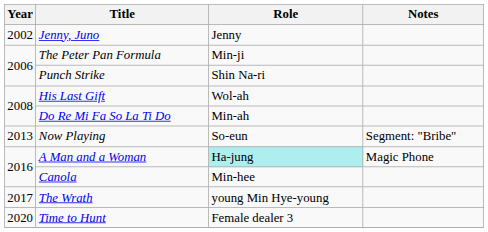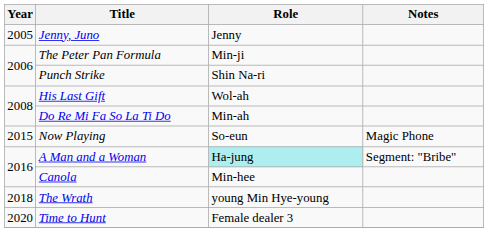(20, 34) 2002 -> (20, 34) 2005
(20, 136) 2013 -> (20, 136) 2015
(411, 136) Segment: "Bribe" -> (400, 136) Magic Phone
(400, 156) Magic Phone -> (411, 156) Segment: "Bribe"
(20, 197) 2017 -> (20, 197) 2018
